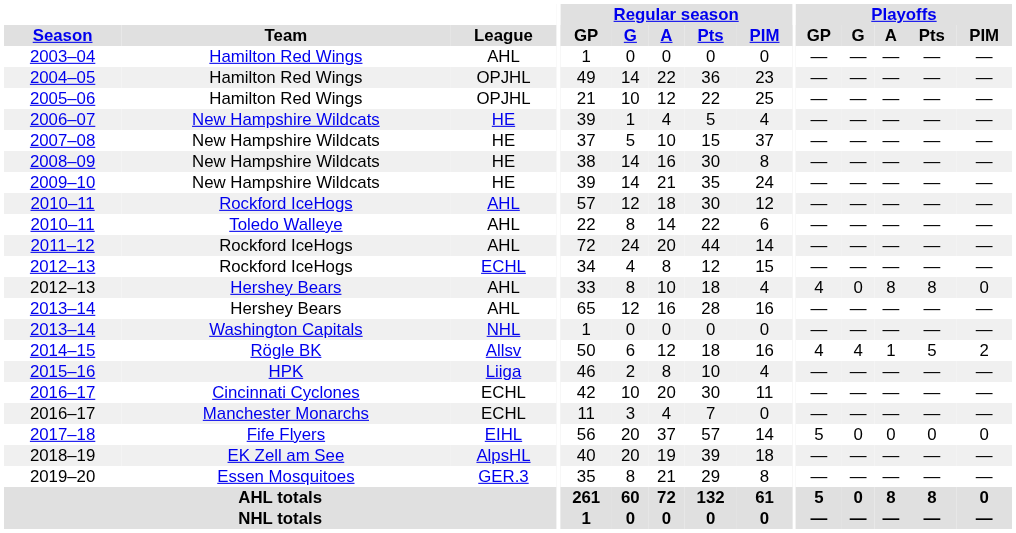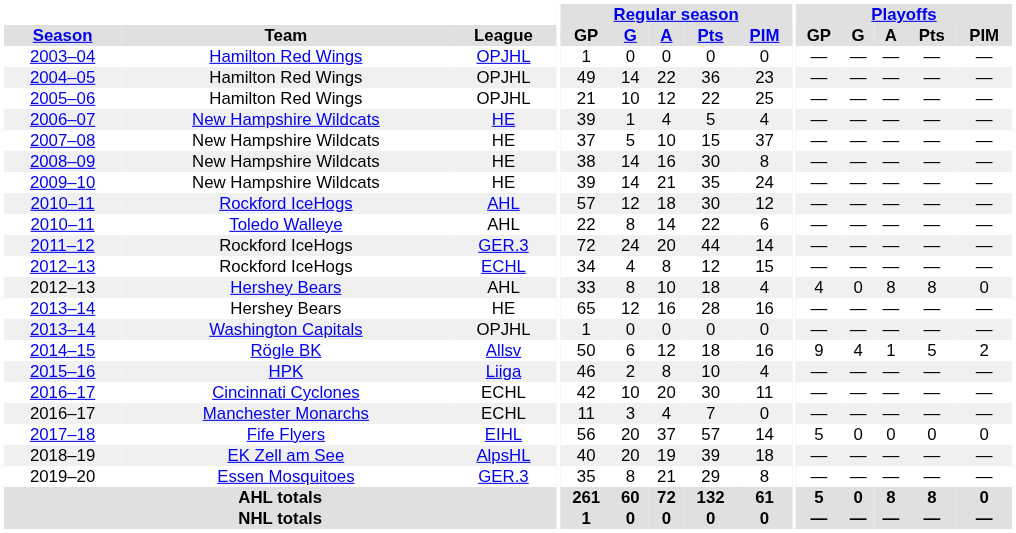(503, 56) AHL -> (503, 56) OPJHL
(503, 245) AHL -> (503, 245) GER.3
(503, 308) AHL -> (503, 308) HE
(503, 329) NHL -> (503, 329) OPJHL
(819, 350) 4 -> (819, 350) 9
